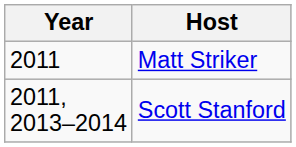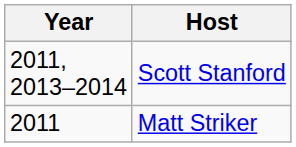rows swapped: (212, 110) <-> (198, 60)
